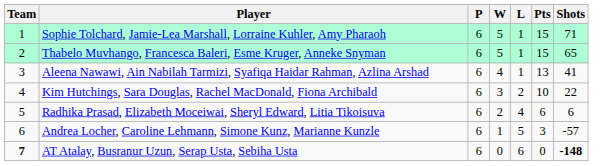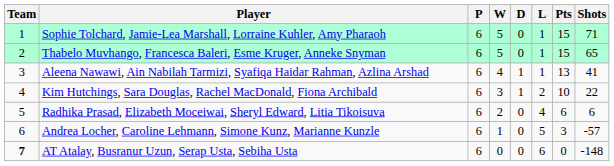+ column: (521, 14)
(571, 151) bold -> (592, 151) normal
